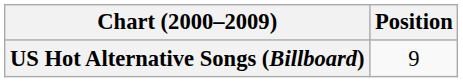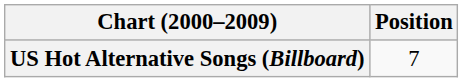(414, 58) 9 -> (414, 58) 7
